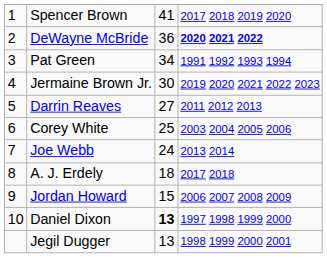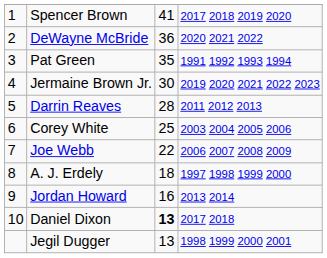(222, 38) bold -> (222, 38) normal
(166, 60) 34 -> (166, 60) 35
(166, 106) 27 -> (166, 106) 28
(166, 151) 24 -> (166, 151) 22
(207, 151) 2013 2014 -> (236, 151) 2006 2007 2008 2009
(207, 174) 2017 2018 -> (236, 174) 1997 1998 1999 2000
(166, 196) 15 -> (166, 196) 16
(236, 196) 2006 2007 2008 2009 -> (207, 196) 2013 2014
(236, 219) 1997 1998 1999 2000 -> (207, 219) 2017 2018
